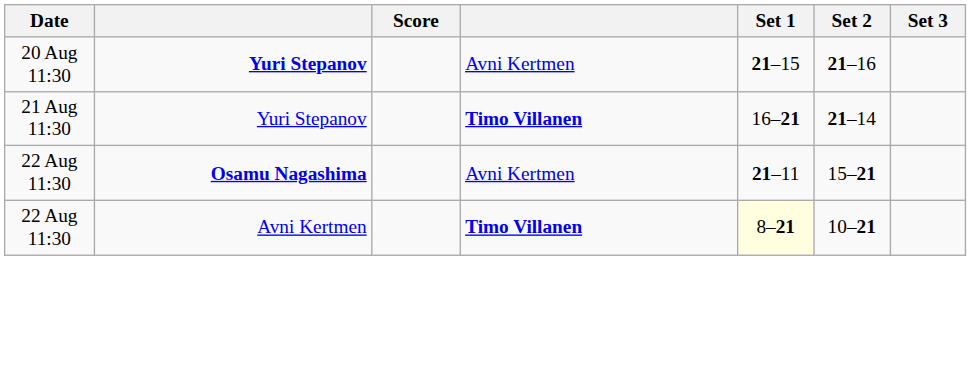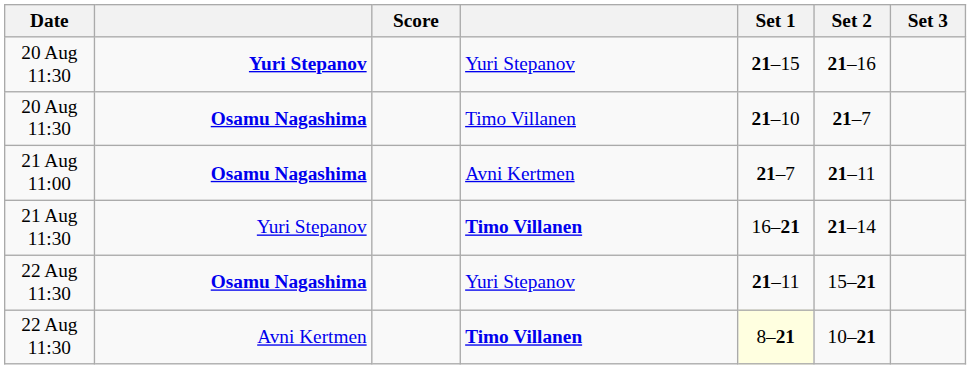(520, 64) Avni Kertmen -> (520, 64) Yuri Stepanov
+ row: (49, 118)
+ row: (49, 173)
(520, 173) Avni Kertmen -> (520, 282) Yuri Stepanov
